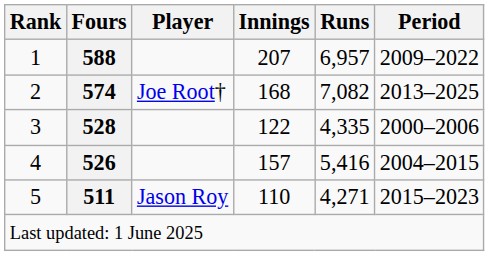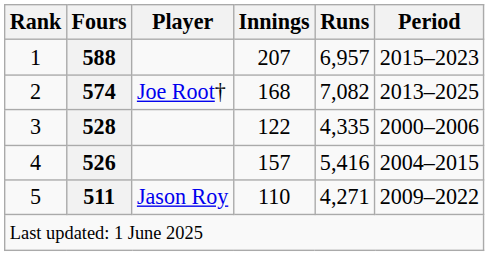(429, 57) 2009–2022 -> (429, 57) 2015–2023
(429, 197) 2015–2023 -> (429, 197) 2009–2022
